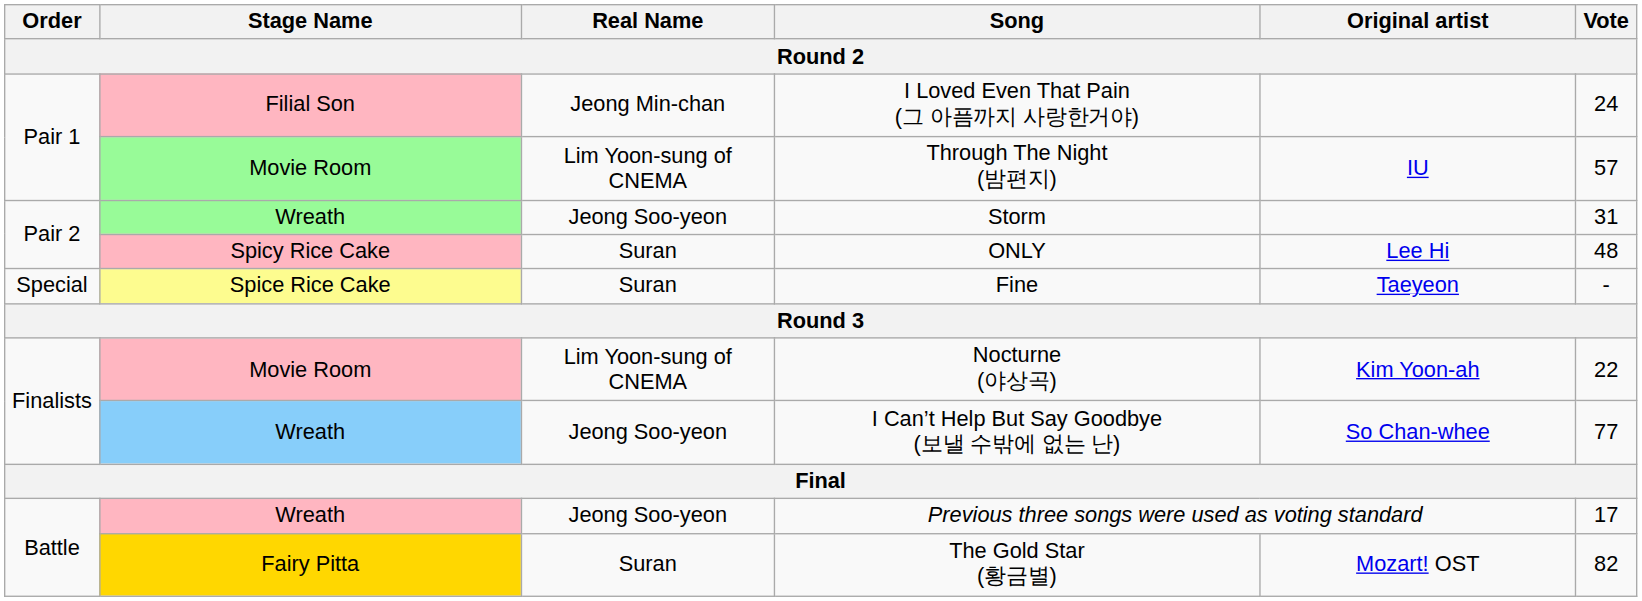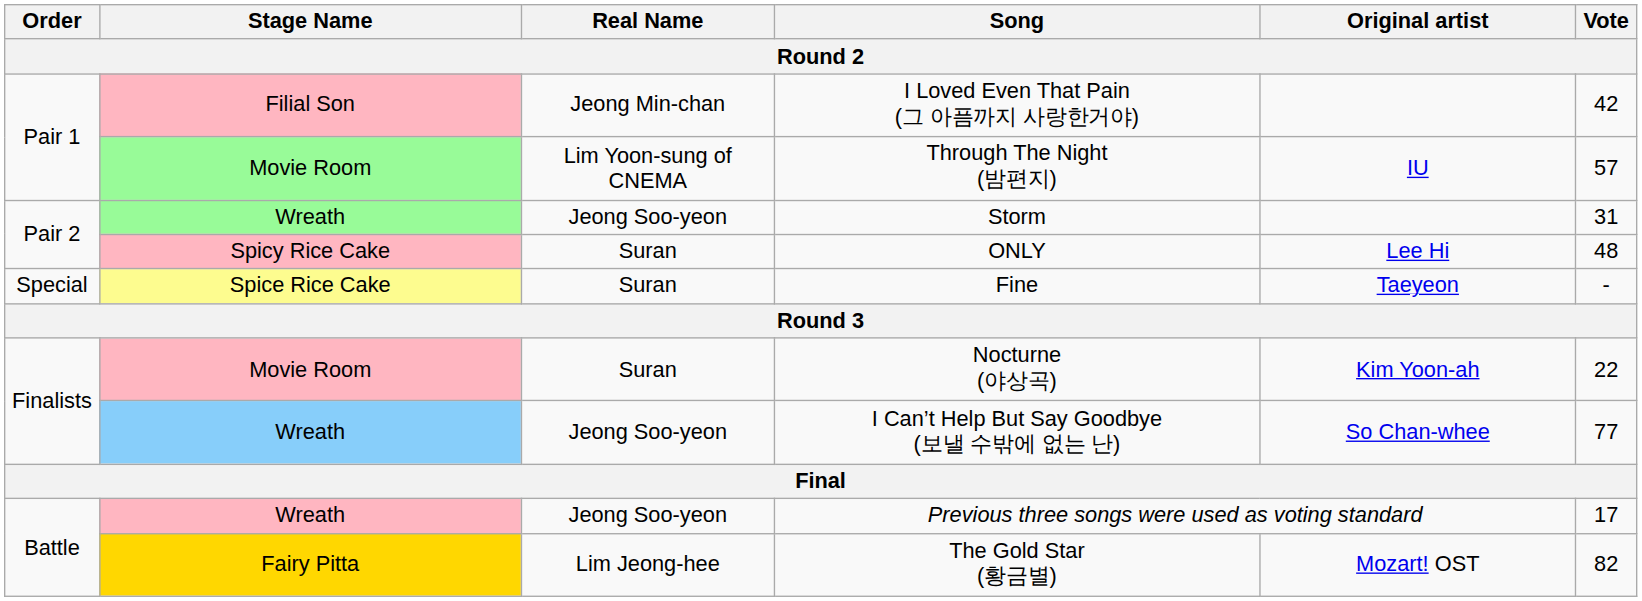(1606, 105) 24 -> (1606, 105) 42
(648, 369) Lim Yoon-sung of CNEMA -> (648, 369) Suran
(648, 564) Suran -> (648, 564) Lim Jeong-hee
